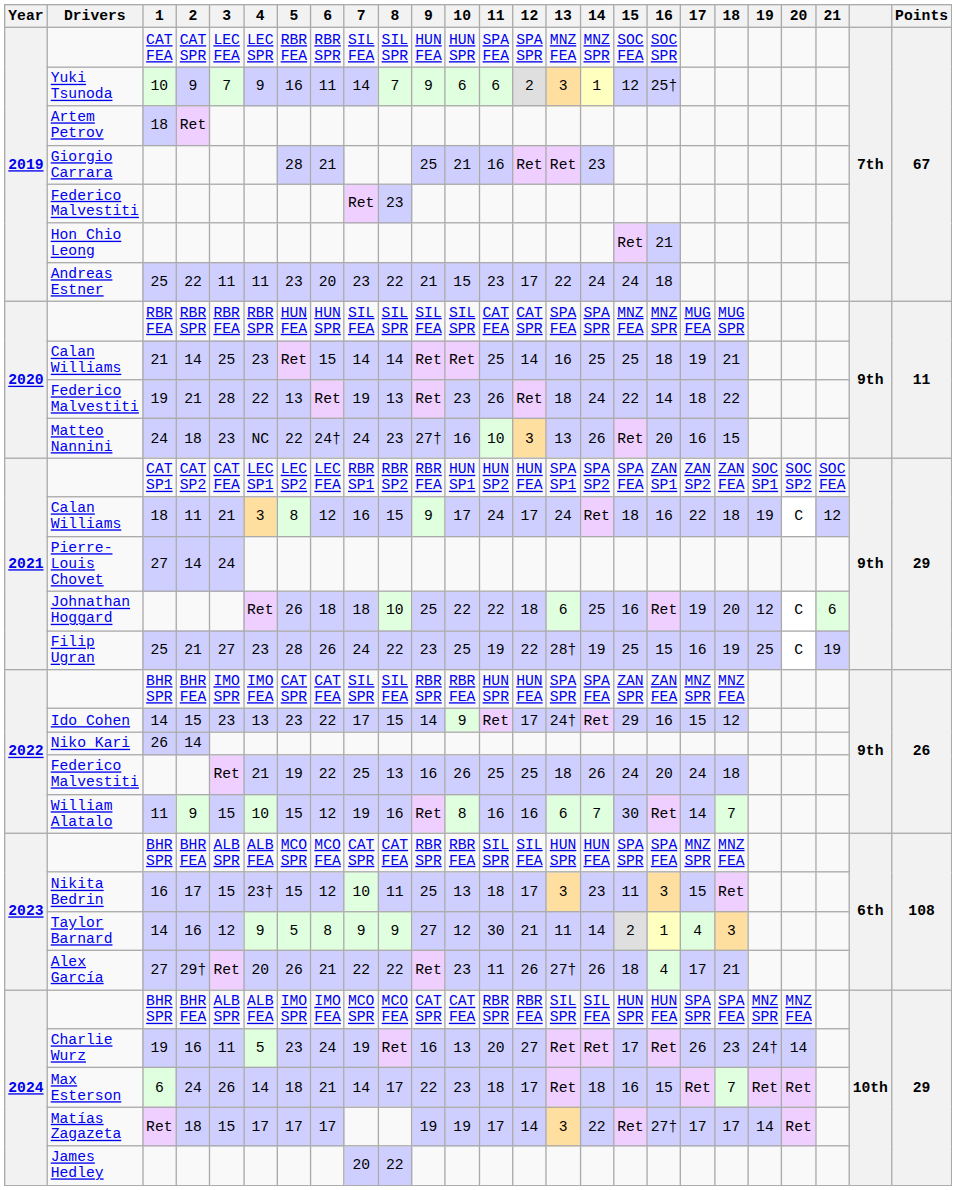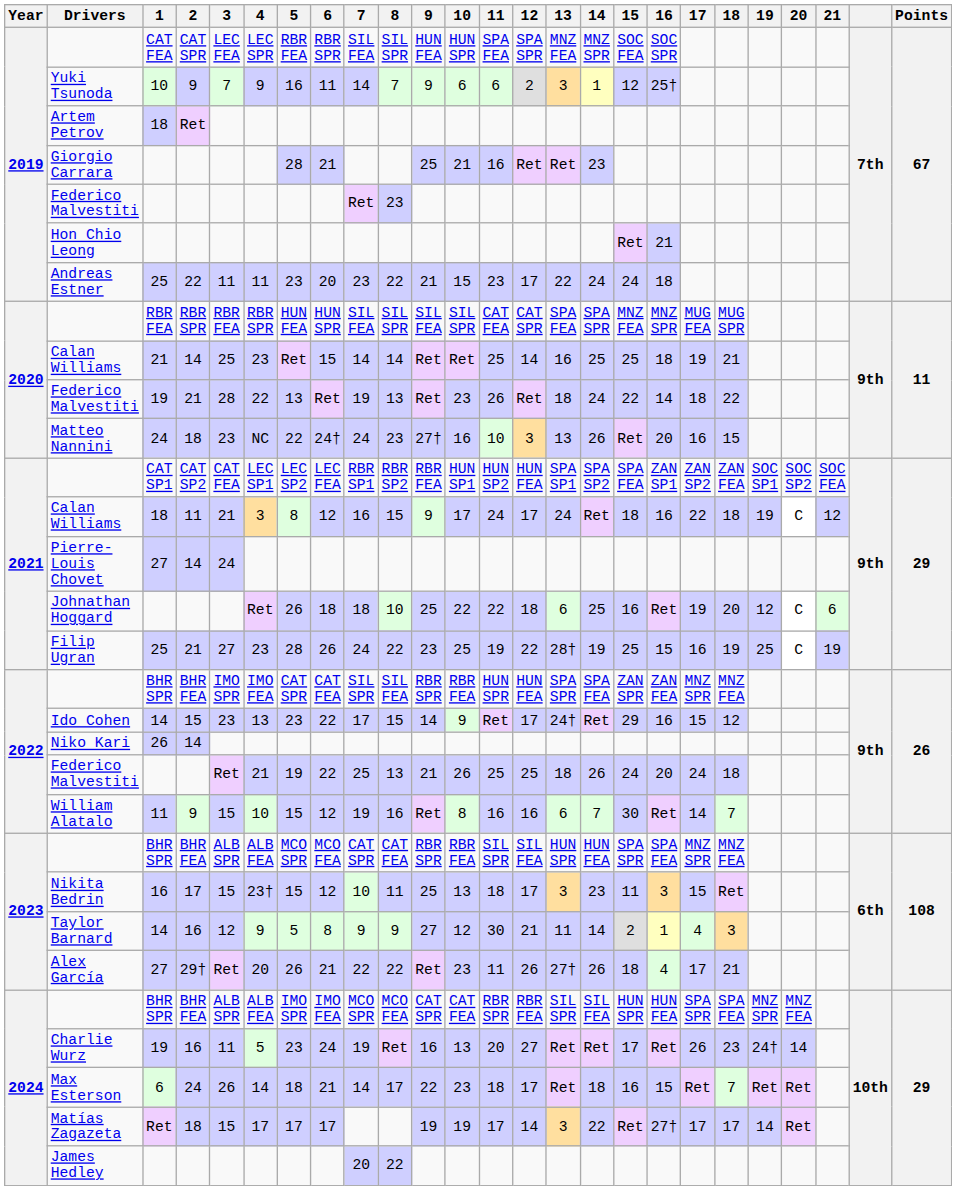(428, 775) 16 -> (428, 775) 21
